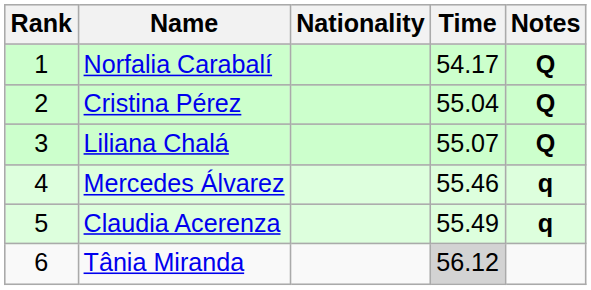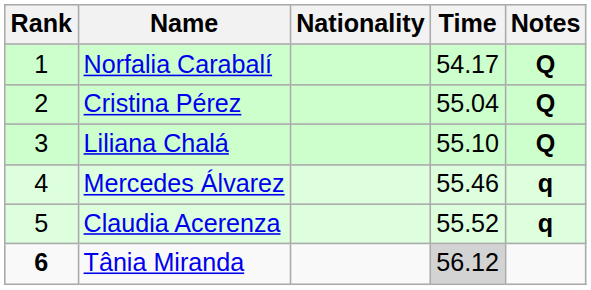(468, 143) 55.07 -> (468, 143) 55.10
(468, 223) 55.49 -> (468, 223) 55.52
(41, 263) normal -> (41, 263) bold
